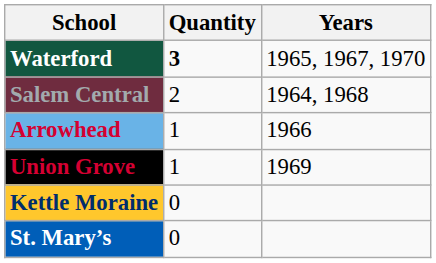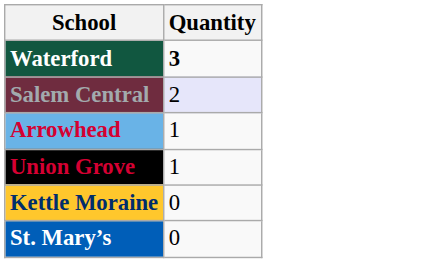- column: (346, 22)
(174, 94) no background -> (174, 94) lavender background
